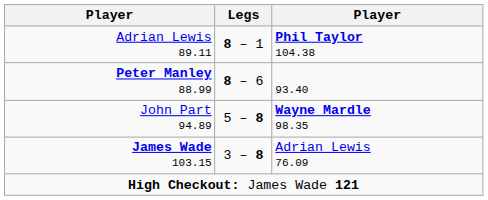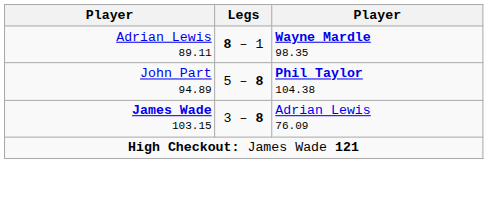(319, 44) Phil Taylor 104.38 -> (323, 44) Wayne Mardle 98.35
- row: (164, 81)
(323, 118) Wayne Mardle 98.35 -> (319, 81) Phil Taylor 104.38
